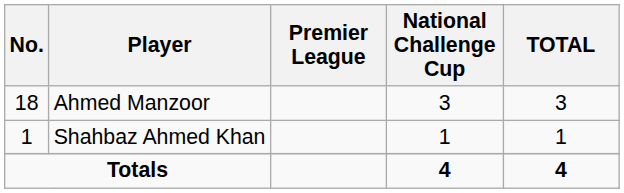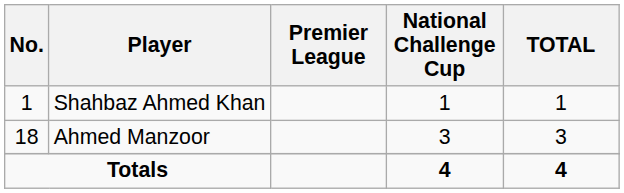rows swapped: (132, 103) <-> (160, 136)
